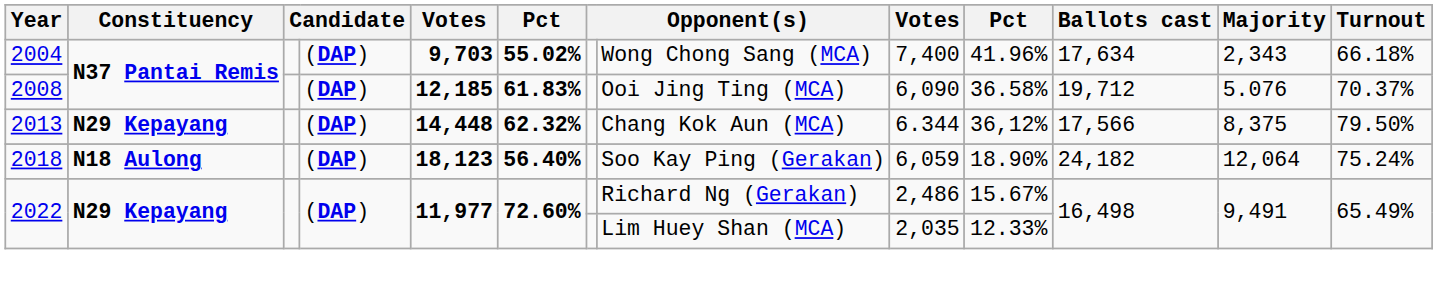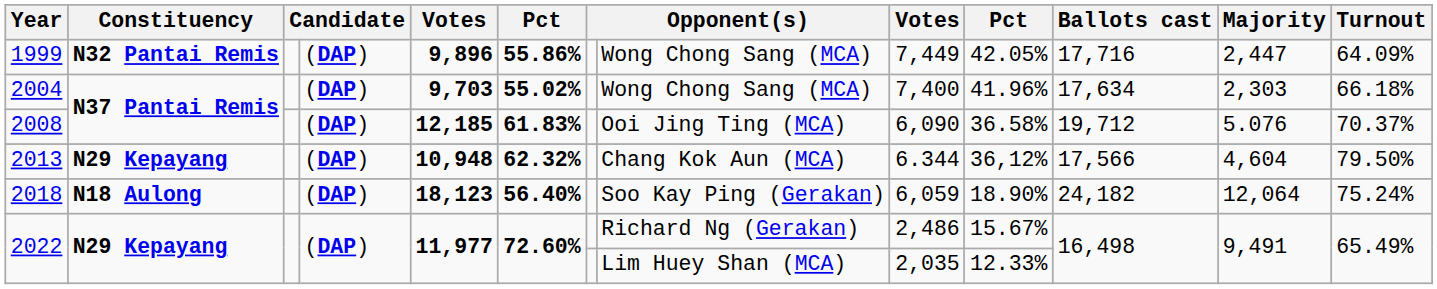+ row: (37, 57)
(1255, 57) 2,343 -> (1255, 92) 2,303
(454, 126) 14,448 -> (454, 161) 10,948
(1255, 126) 8,375 -> (1255, 161) 4,604
